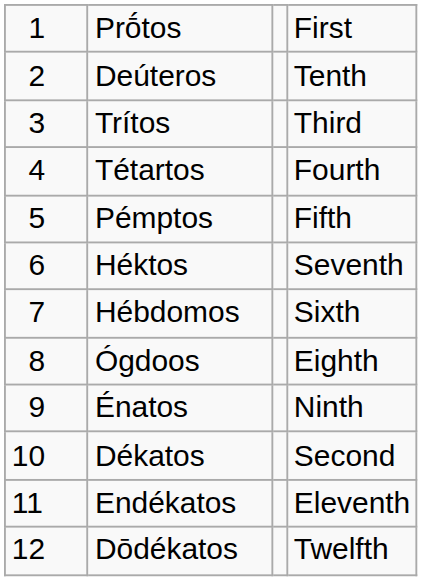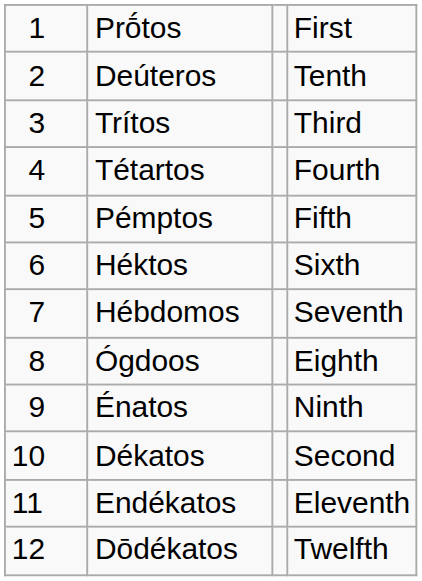(349, 265) Seventh -> (327, 265) Sixth
(327, 312) Sixth -> (349, 312) Seventh
